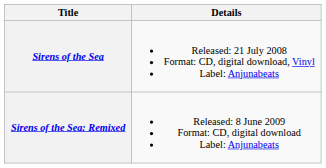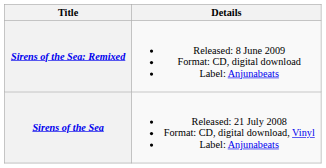rows swapped: (68, 56) <-> (68, 127)
